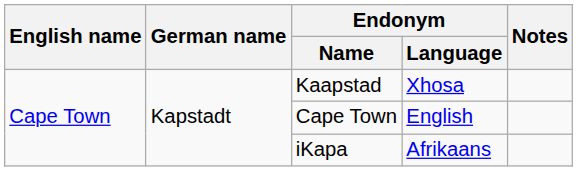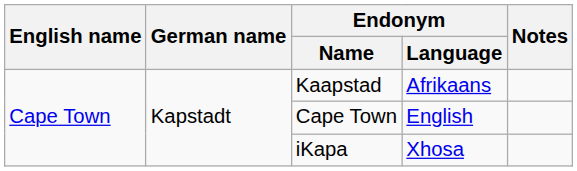(435, 85) Xhosa -> (449, 85) Afrikaans
(449, 149) Afrikaans -> (435, 149) Xhosa
